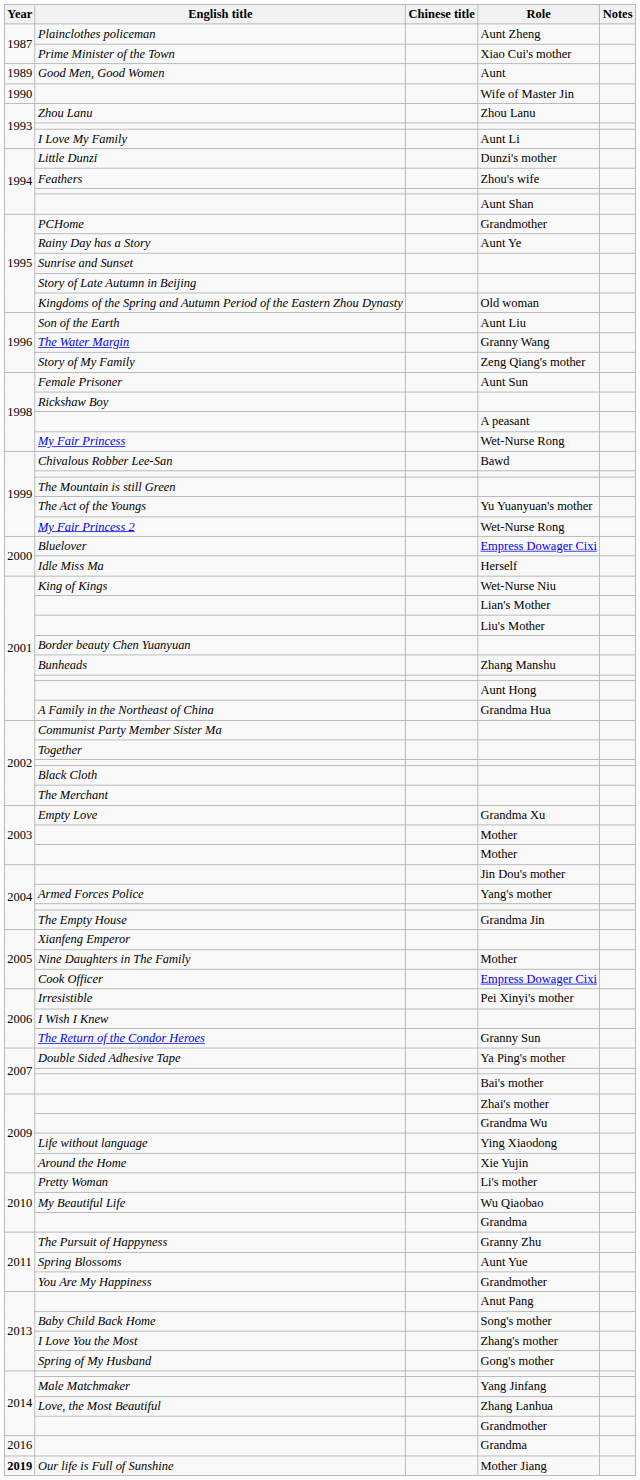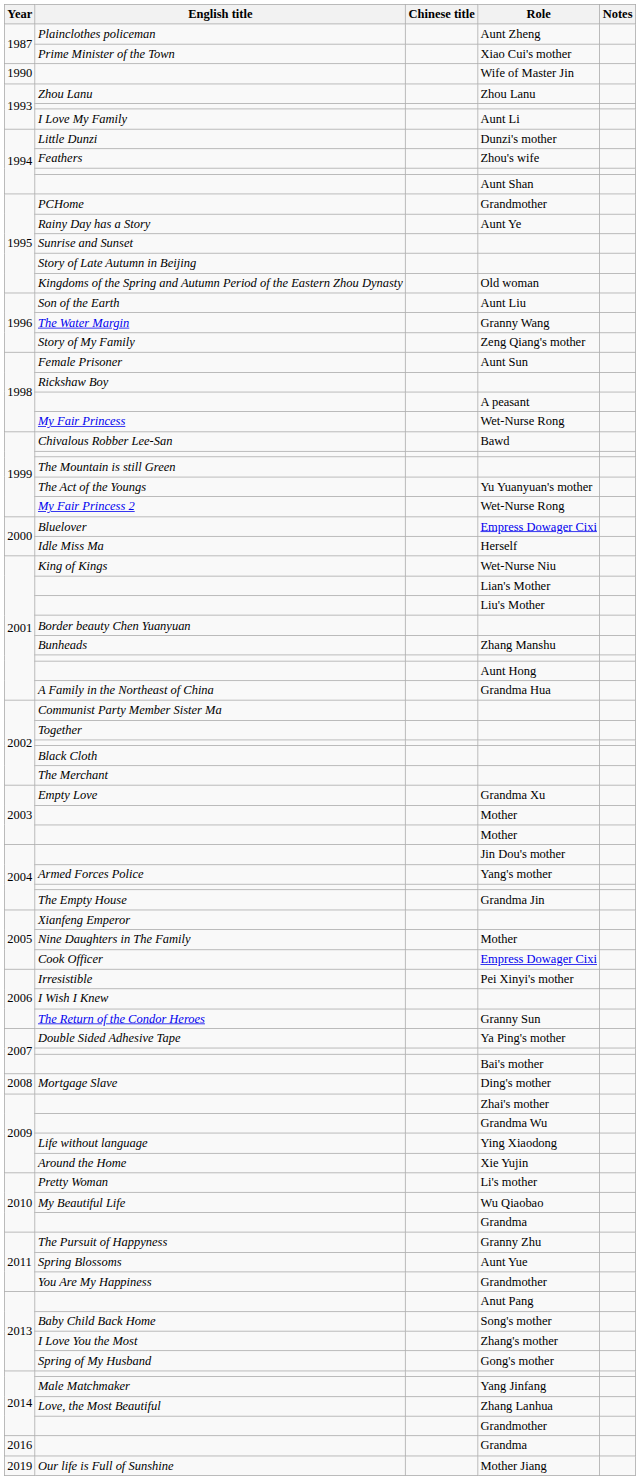- row: (101, 73)
+ row: (78, 1083)
(20, 1465) bold -> (20, 1465) normal
